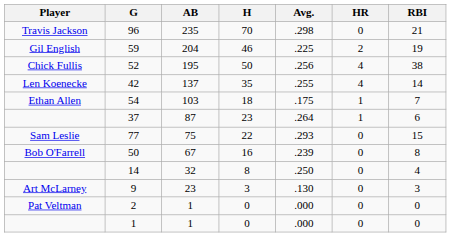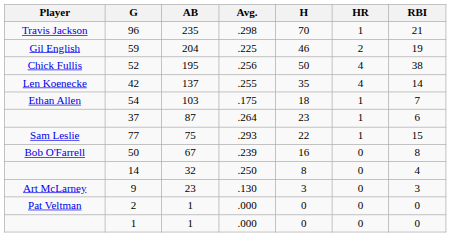columns swapped: (247, 13) <-> (304, 13)
(361, 30) 0 -> (361, 30) 1
(361, 135) 0 -> (361, 135) 1
